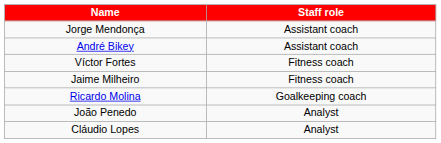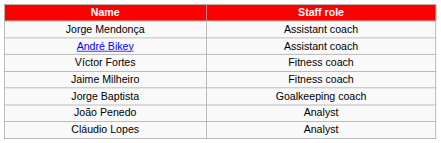- row: (105, 96)
+ row: (105, 96)
